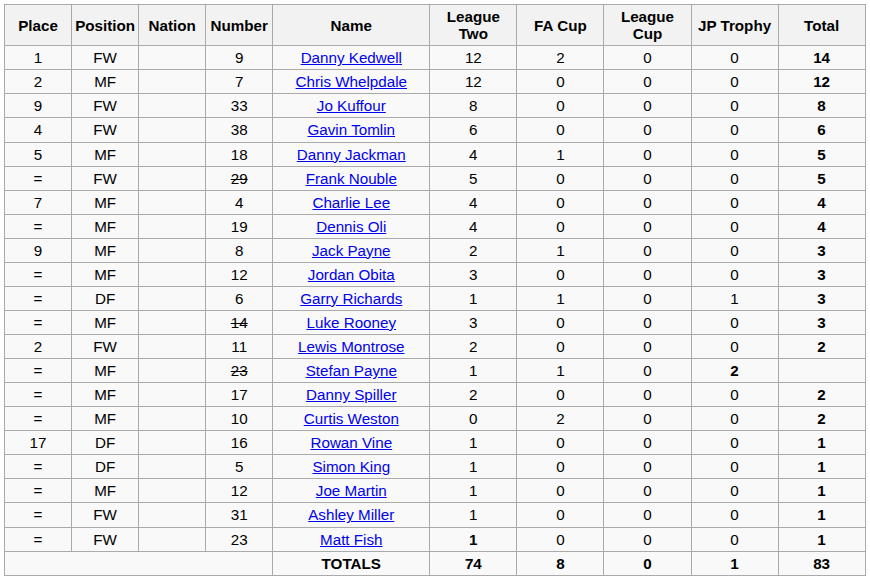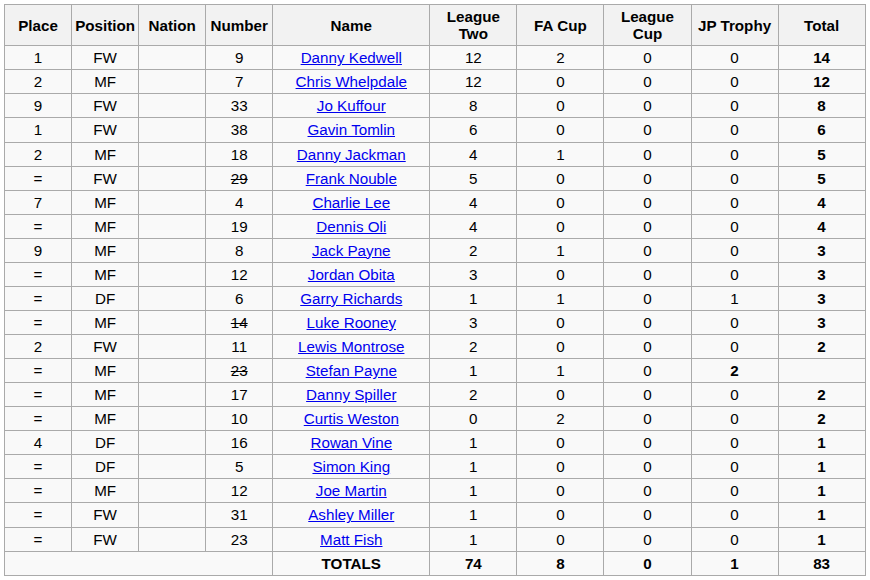(38, 130) 4 -> (38, 130) 1
(38, 154) 5 -> (38, 154) 2
(38, 443) 17 -> (38, 443) 4
(473, 539) bold -> (473, 539) normal
